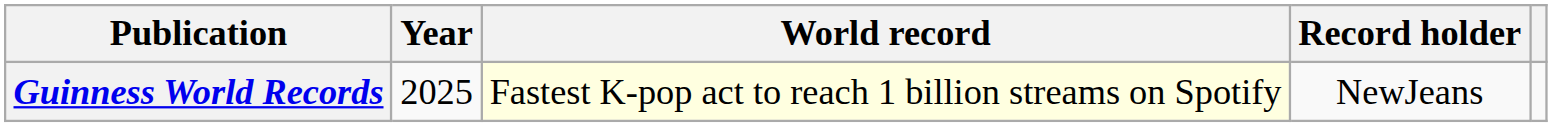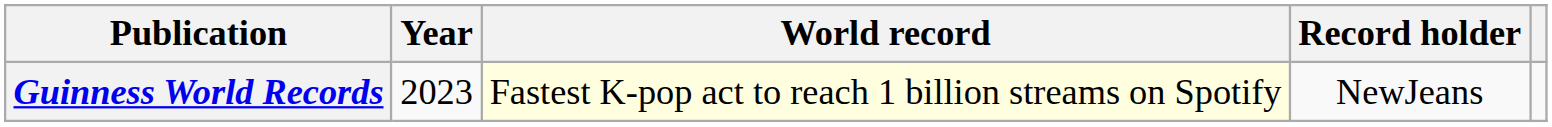(437, 90) 2025 -> (437, 90) 2023
